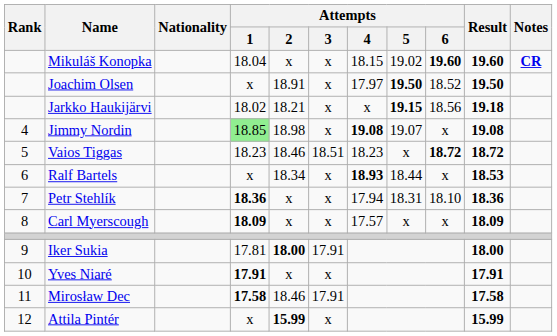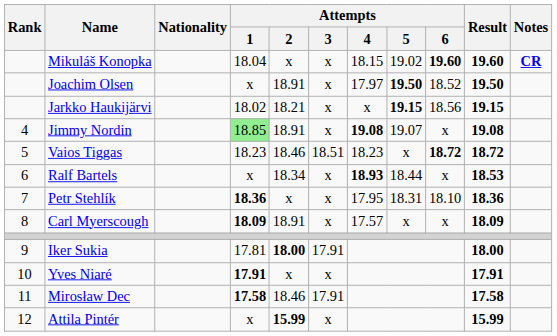(488, 107) 19.18 -> (488, 107) 19.15
(289, 130) 18.98 -> (289, 130) 18.91
(367, 198) 17.94 -> (367, 198) 17.95
(289, 221) x -> (289, 221) 18.91
